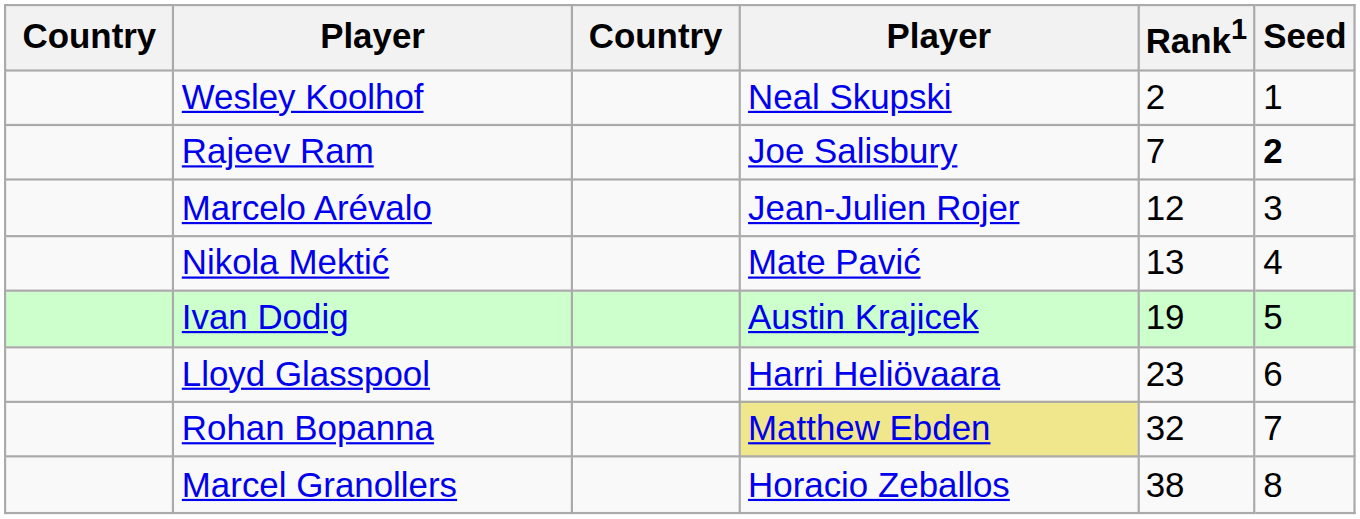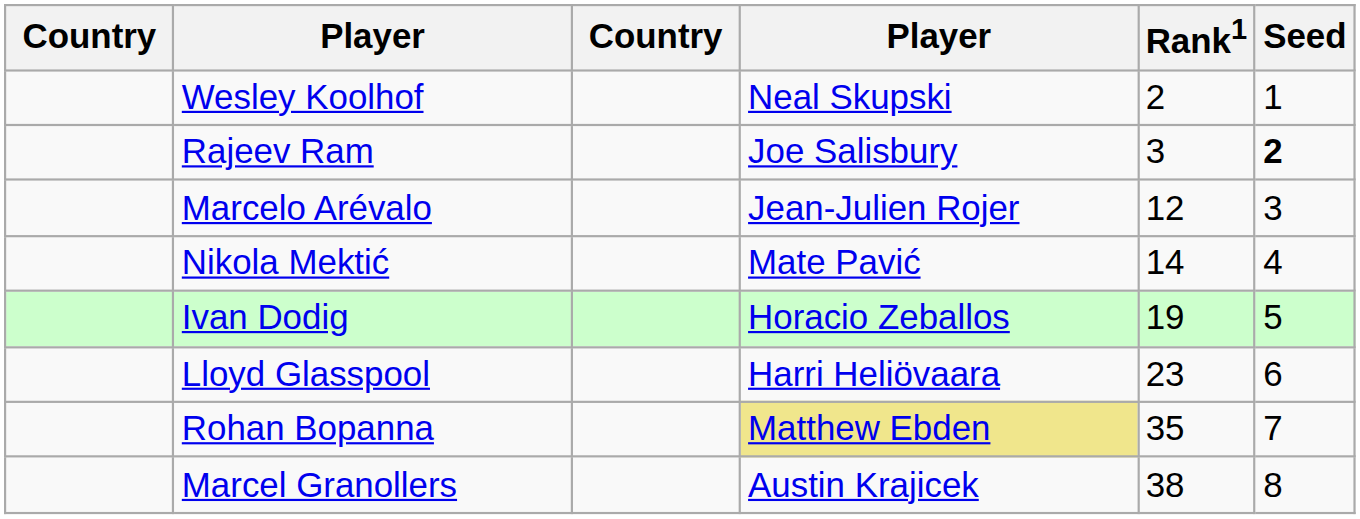(1155, 152) 7 -> (1155, 152) 3
(1165, 262) 13 -> (1165, 262) 14
(863, 318) Austin Krajicek -> (879, 318) Horacio Zeballos
(1165, 428) 32 -> (1165, 428) 35
(879, 484) Horacio Zeballos -> (863, 484) Austin Krajicek
